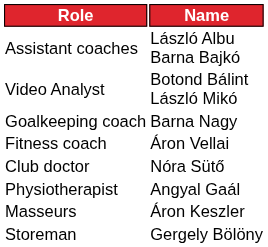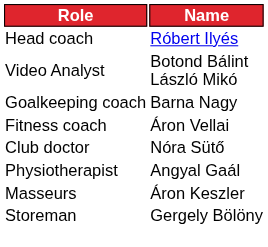+ row: (49, 39)
- row: (72, 48)
